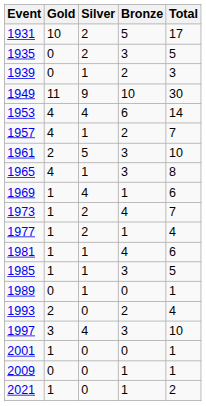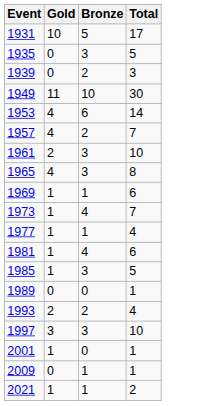- column: (98, 14)
